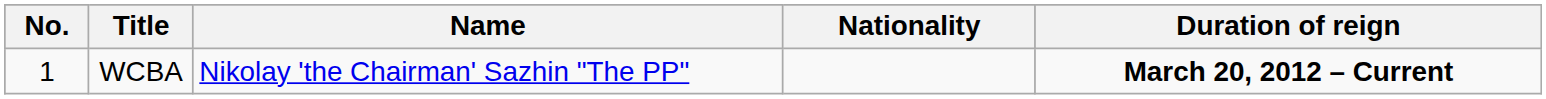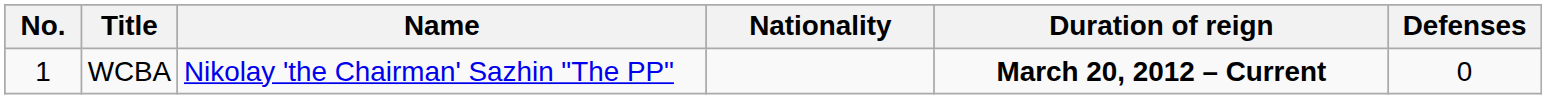+ column: (1465, 26)
